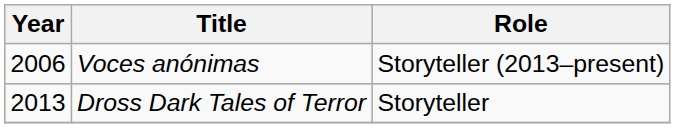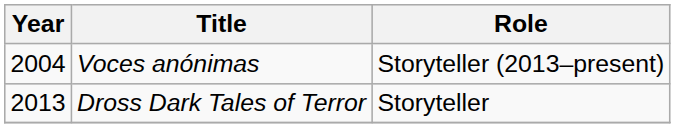(38, 63) 2006 -> (38, 63) 2004
